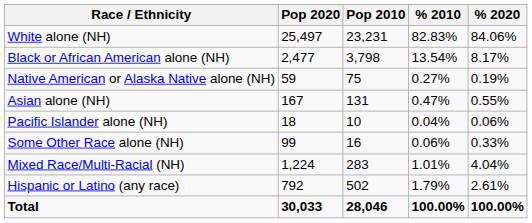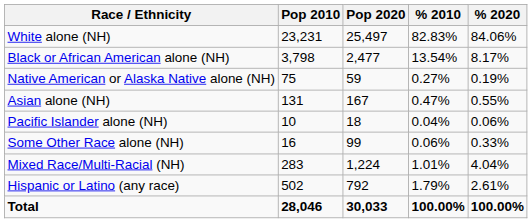columns swapped: (376, 15) <-> (311, 15)
